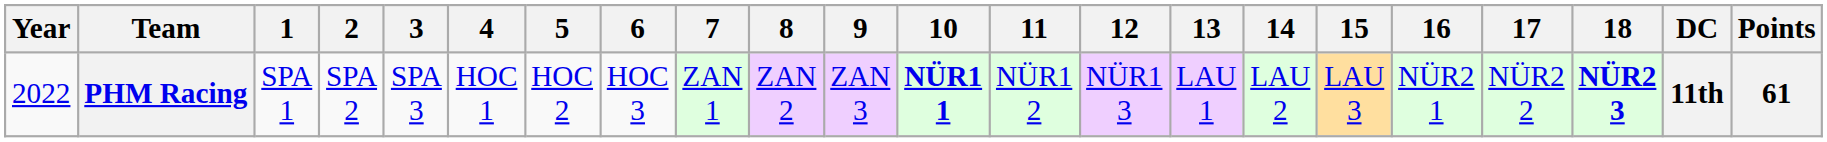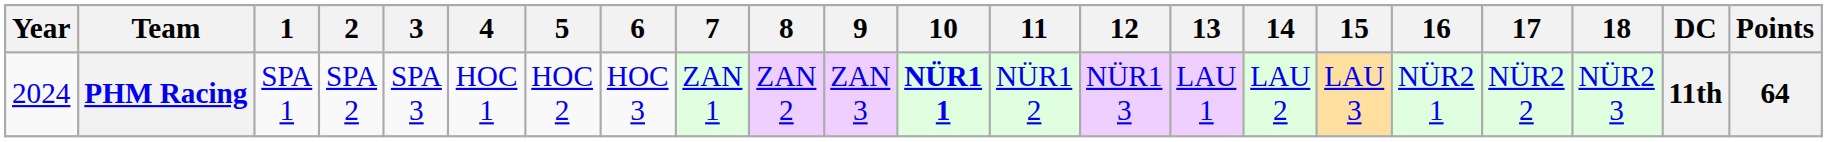(41, 93) 2022 -> (41, 93) 2024
(1617, 93) bold -> (1617, 93) normal
(1777, 93) 61 -> (1775, 93) 64
